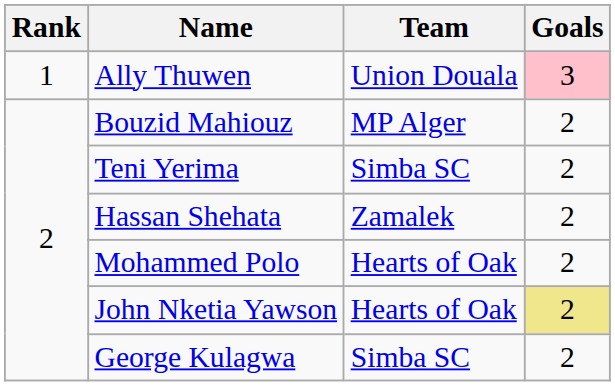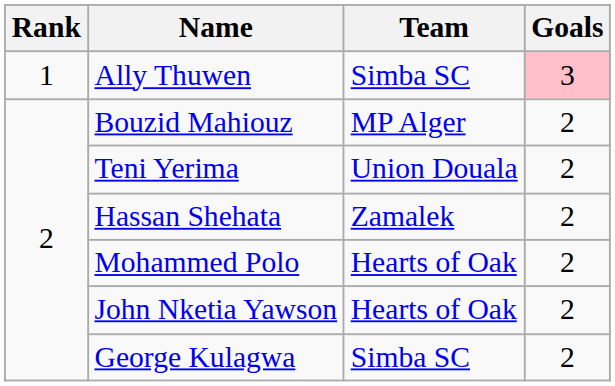(434, 74) Union Douala -> (410, 74) Simba SC
(410, 168) Simba SC -> (434, 168) Union Douala
(567, 309) khaki background -> (567, 309) no background
